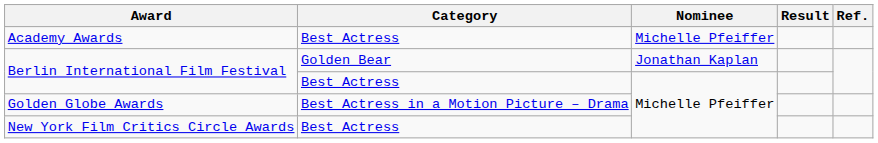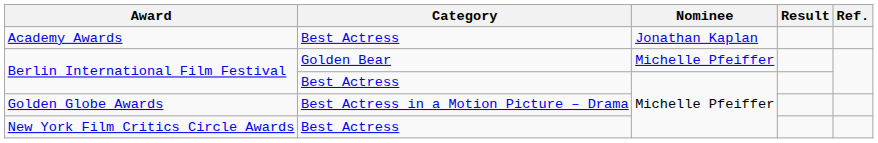(705, 38) Michelle Pfeiffer -> (697, 38) Jonathan Kaplan
(697, 60) Jonathan Kaplan -> (705, 60) Michelle Pfeiffer
